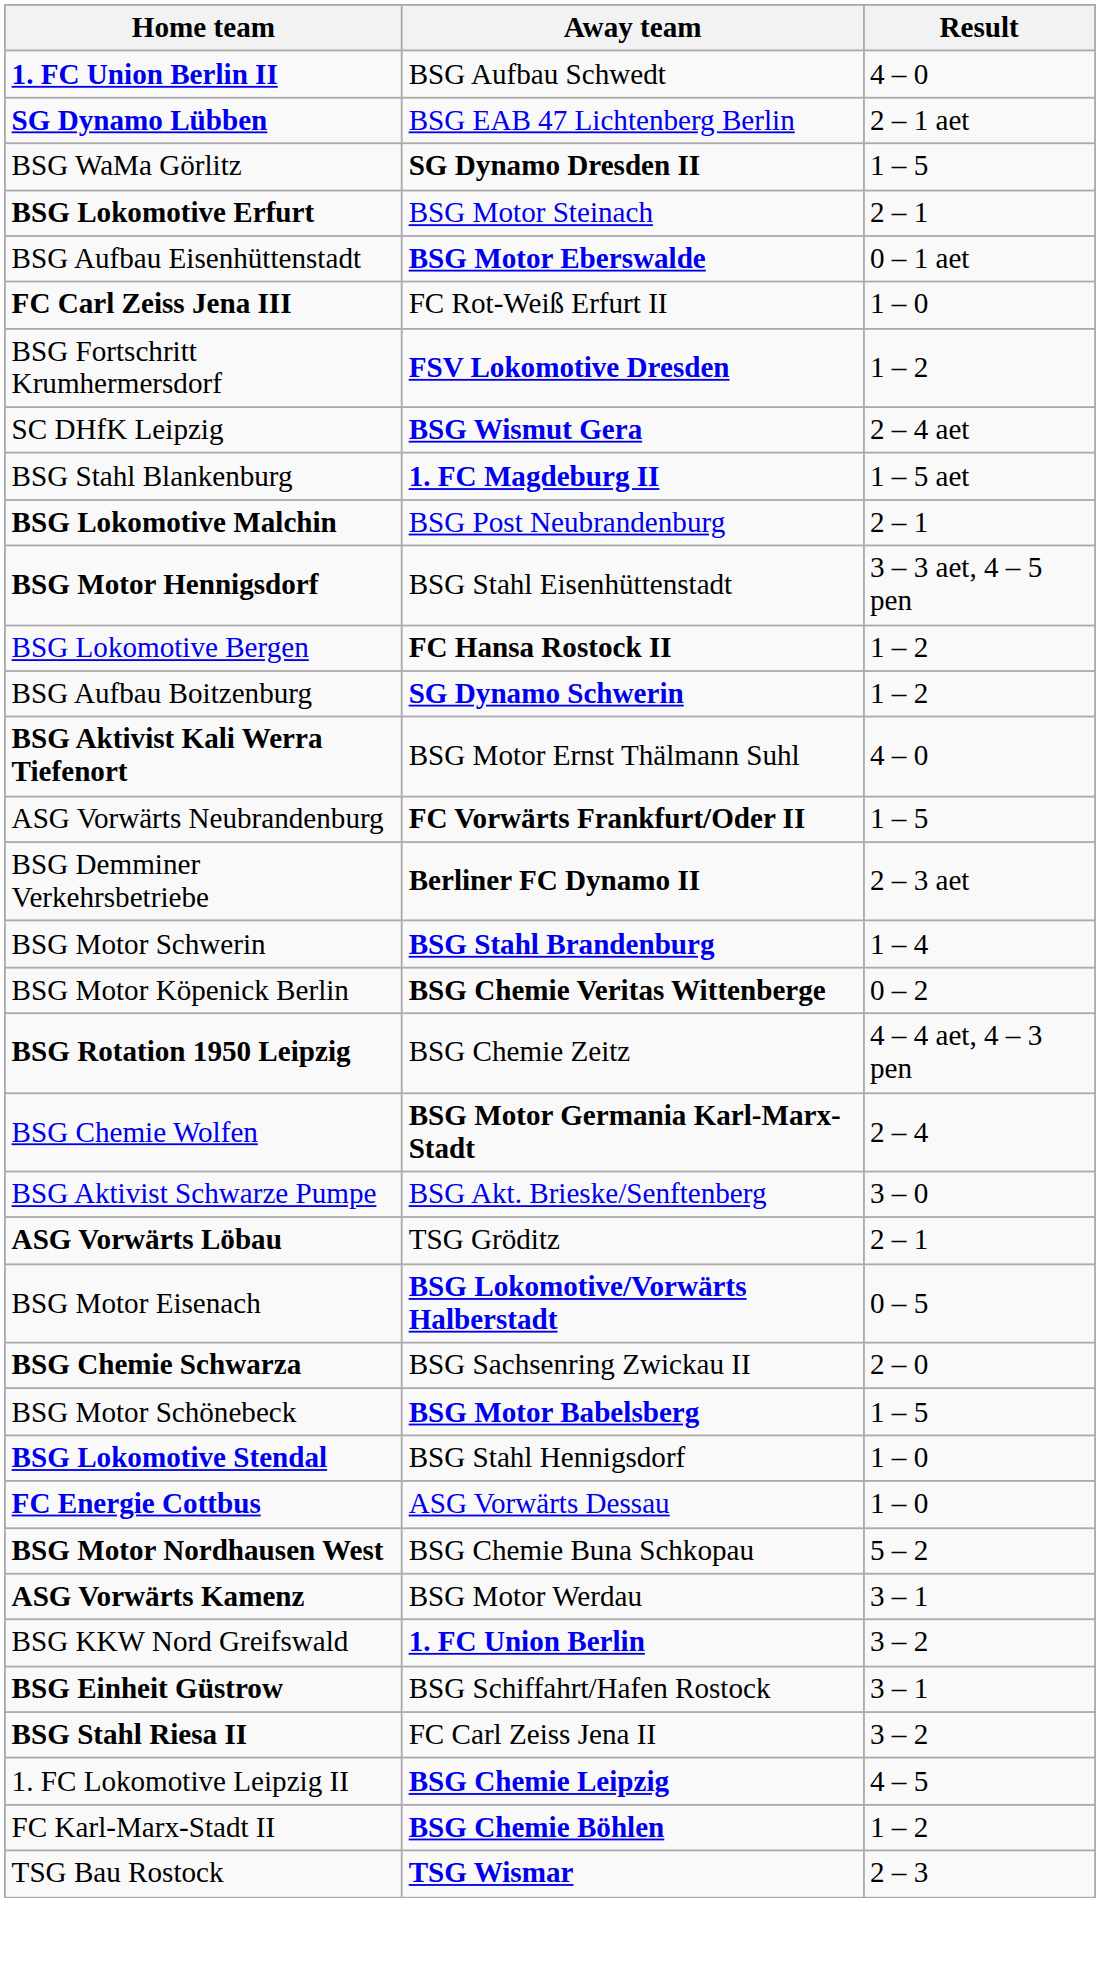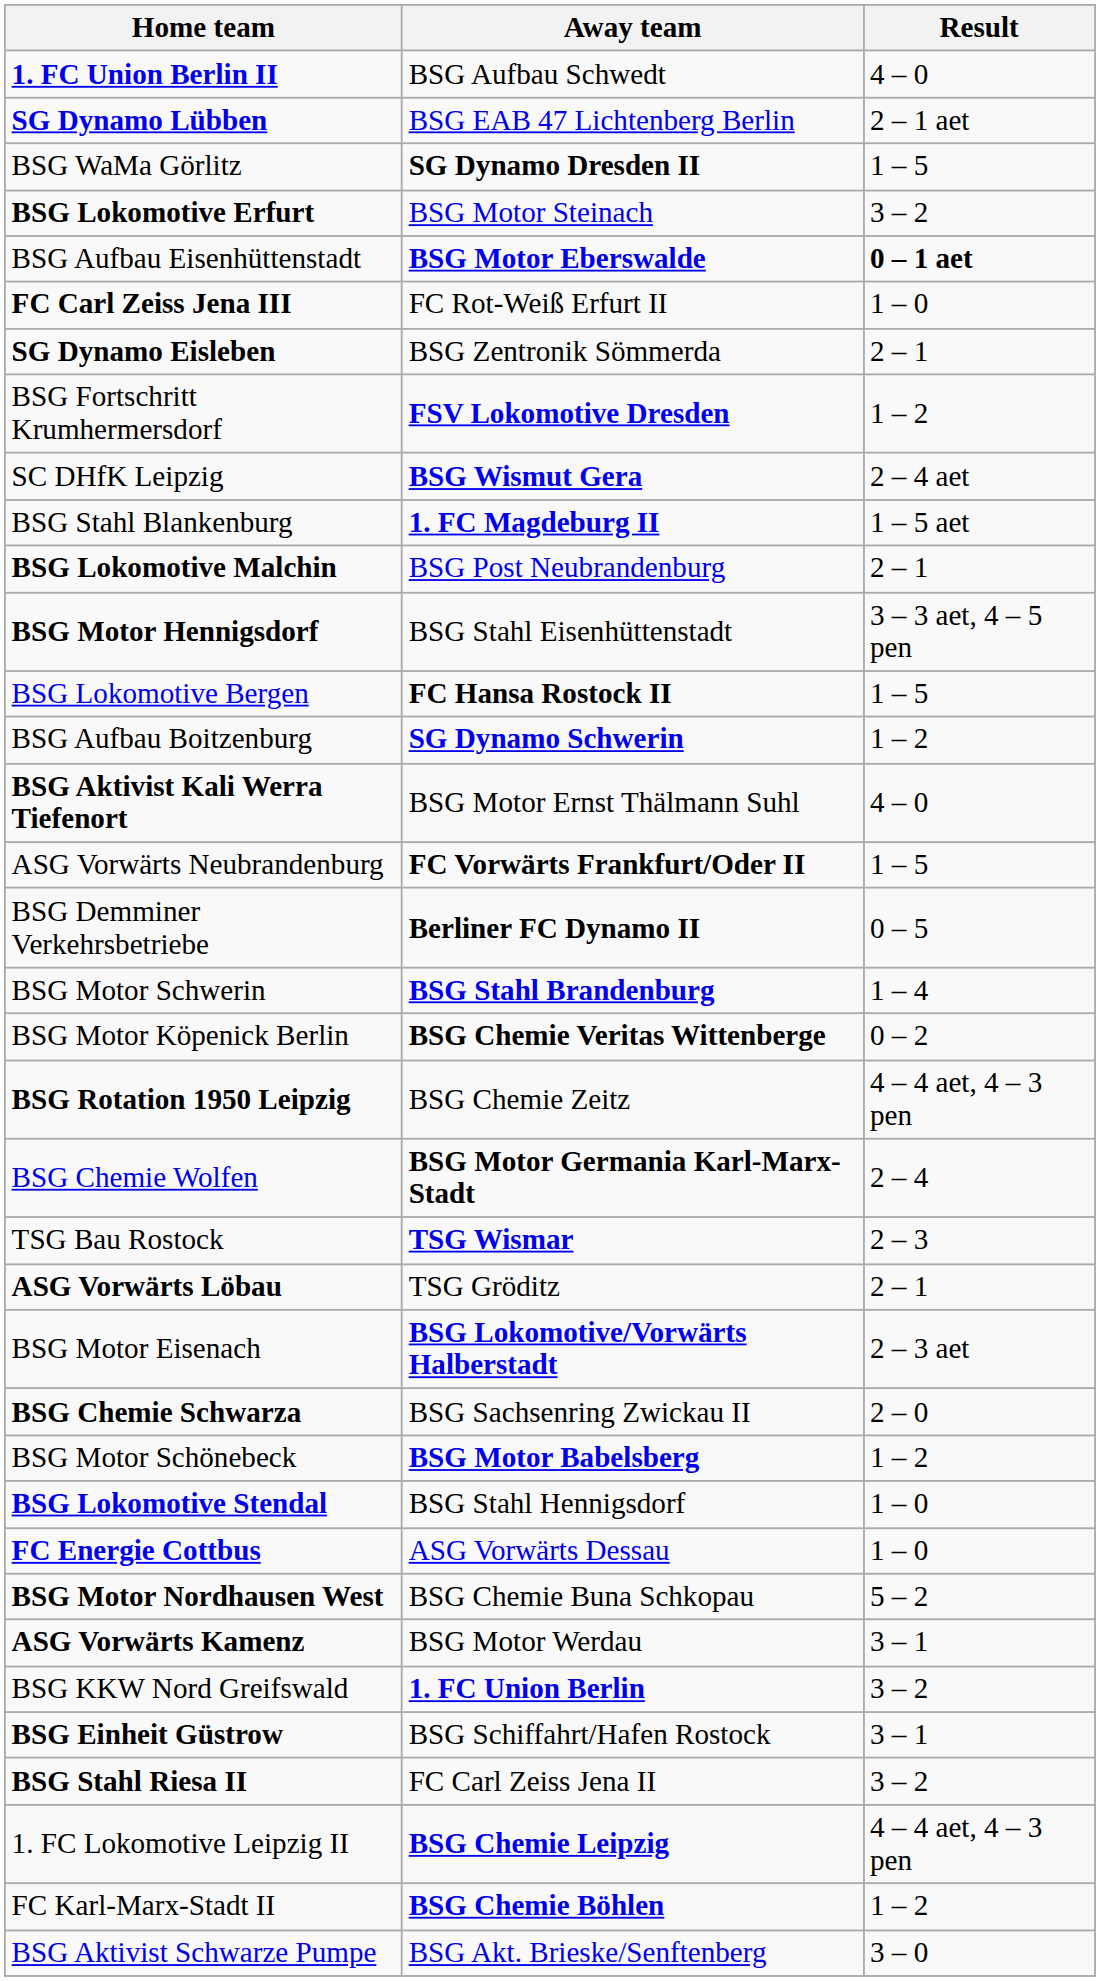(899, 212) 2 – 1 -> (899, 212) 3 – 2
(920, 258) normal -> (921, 258) bold
+ row: (144, 350)
(899, 647) 1 – 2 -> (899, 693) 1 – 5
(920, 881) 2 – 3 aet -> (899, 927) 0 – 5
rows swapped: (118, 1873) <-> (194, 1193)
(899, 1302) 0 – 5 -> (920, 1348) 2 – 3 aet
(899, 1411) 1 – 5 -> (899, 1457) 1 – 2
(899, 1780) 4 – 5 -> (956, 1843) 4 – 4 aet, 4 – 3 pen
